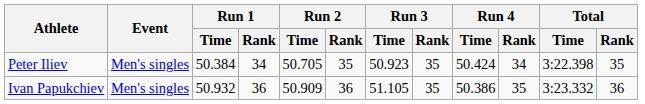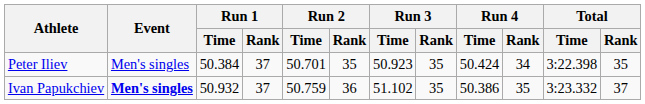(259, 64) 34 -> (263, 64) 37
(302, 64) 50.705 -> (306, 64) 50.701
(150, 88) normal -> (152, 88) bold
(259, 88) 36 -> (263, 88) 37
(302, 88) 50.909 -> (306, 88) 50.759
(389, 88) 51.105 -> (393, 88) 51.102
(617, 88) 36 -> (621, 88) 37
